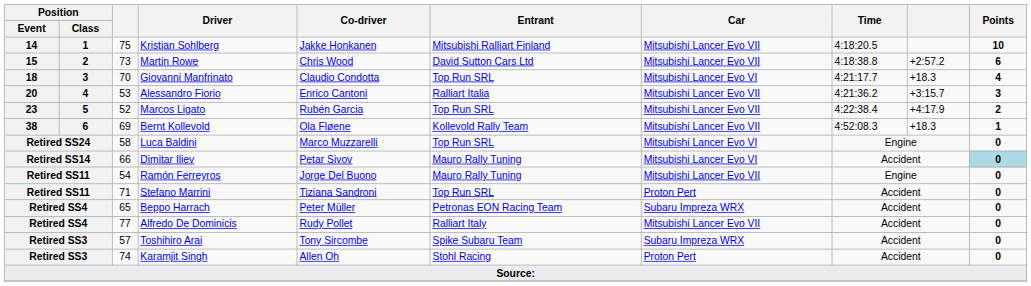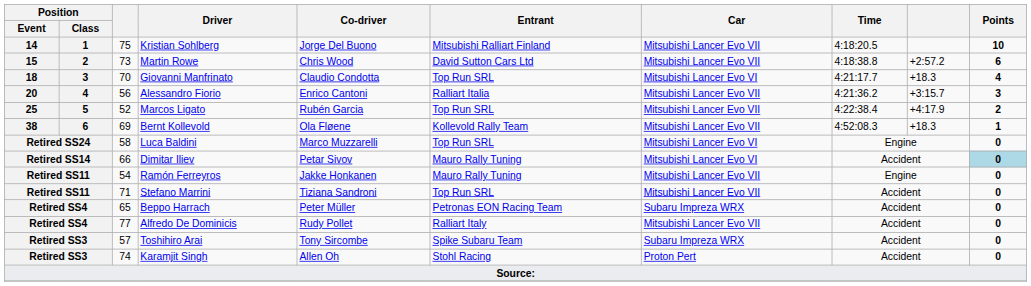(338, 45) Jakke Honkanen -> (338, 45) Jorge Del Buono
(125, 94) 53 -> (125, 94) 56
(32, 110) 23 -> (32, 110) 25
(338, 175) Jorge Del Buono -> (338, 175) Jakke Honkanen
(670, 191) Proton Pert -> (702, 191) Mitsubishi Lancer Evo VII
